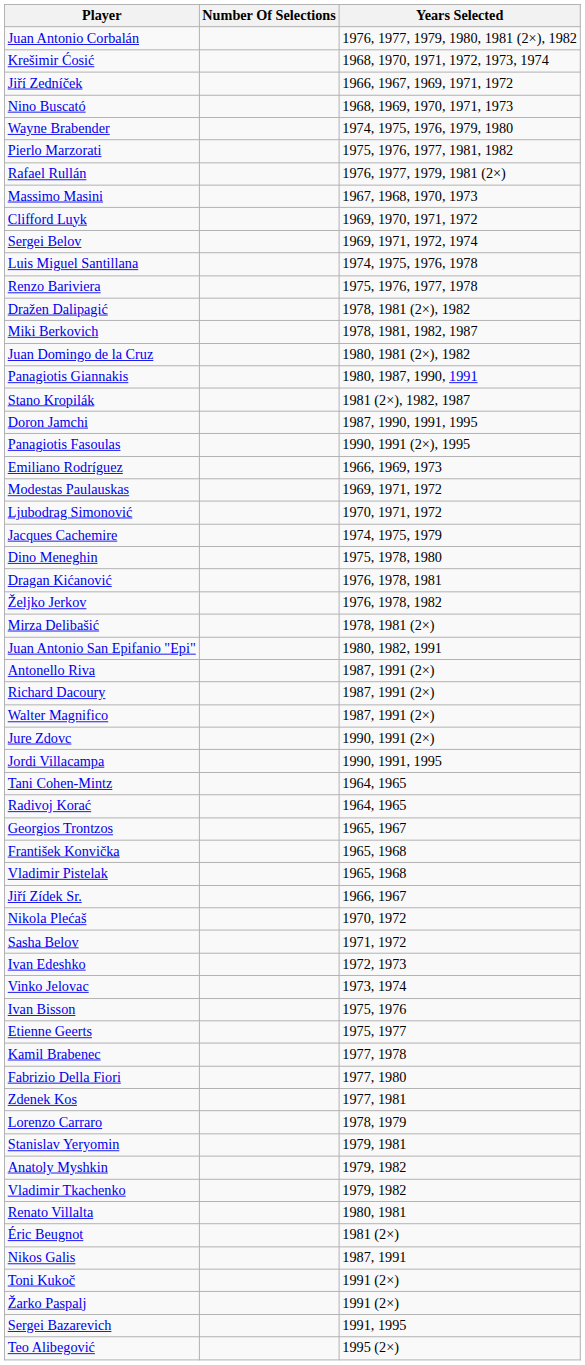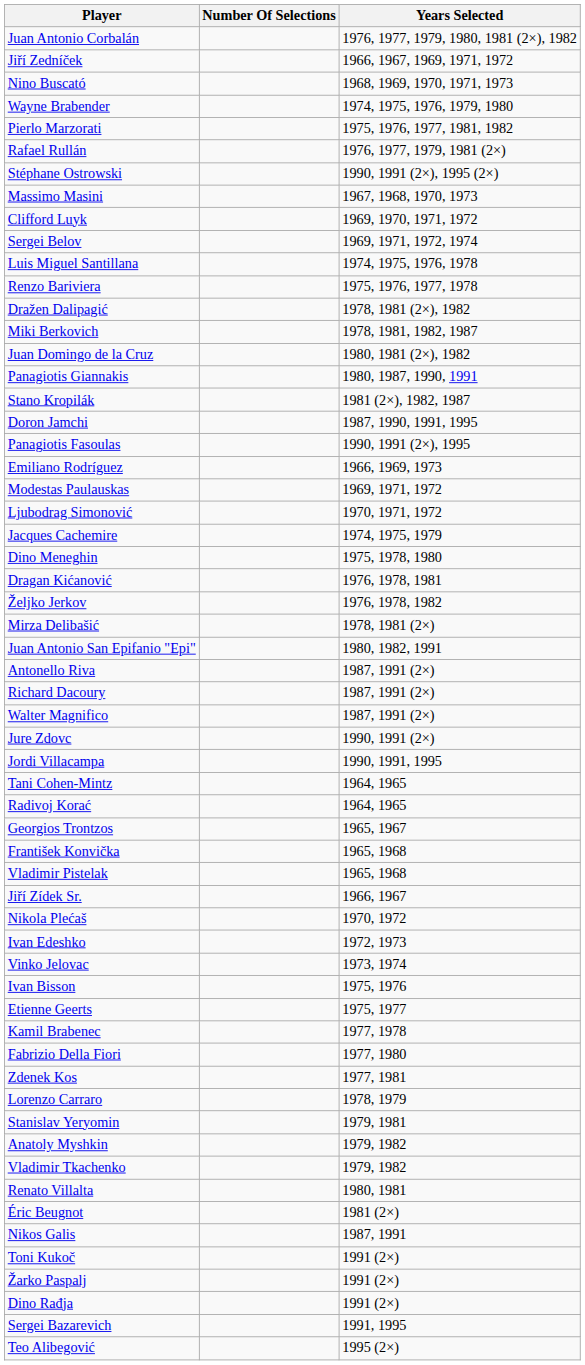- row: (51, 60)
+ row: (65, 173)
- row: (43, 941)
+ row: (40, 1303)
